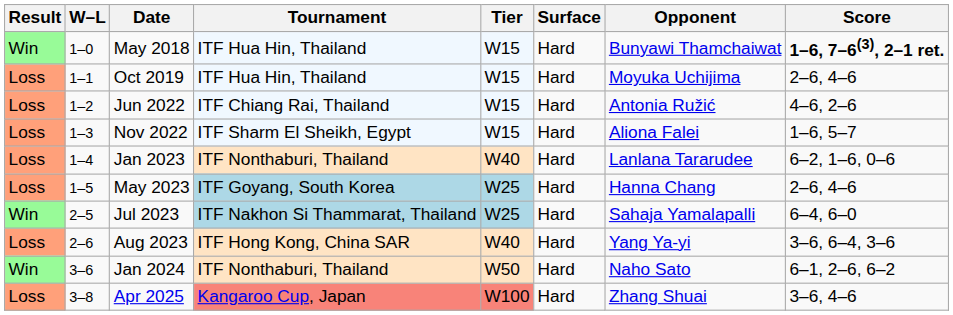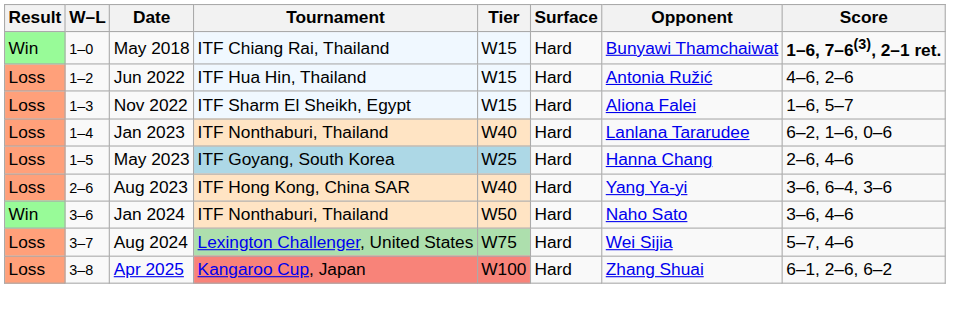(282, 47) ITF Hua Hin, Thailand -> (293, 47) ITF Chiang Rai, Thailand
- row: (149, 77)
(293, 105) ITF Chiang Rai, Thailand -> (282, 77) ITF Hua Hin, Thailand
- row: (146, 214)
(842, 269) 6–1, 2–6, 6–2 -> (820, 214) 3–6, 4–6
+ row: (151, 242)
(823, 296) 3–6, 4–6 -> (839, 269) 6–1, 2–6, 6–2
